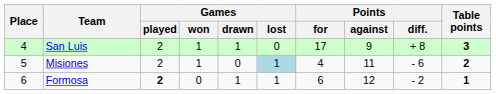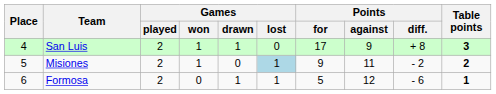(320, 64) 4 -> (320, 64) 9
(418, 64) - 6 -> (418, 64) - 2
(160, 81) bold -> (160, 81) normal
(320, 81) 6 -> (320, 81) 5
(418, 81) - 2 -> (418, 81) - 6
